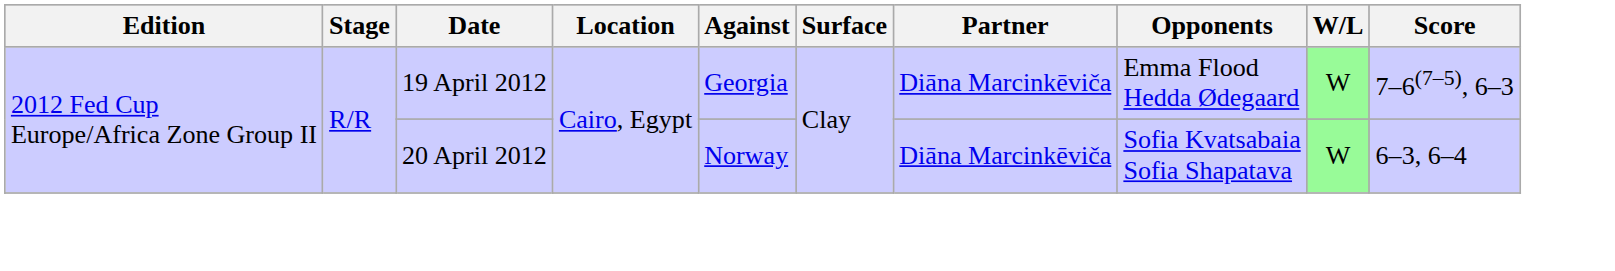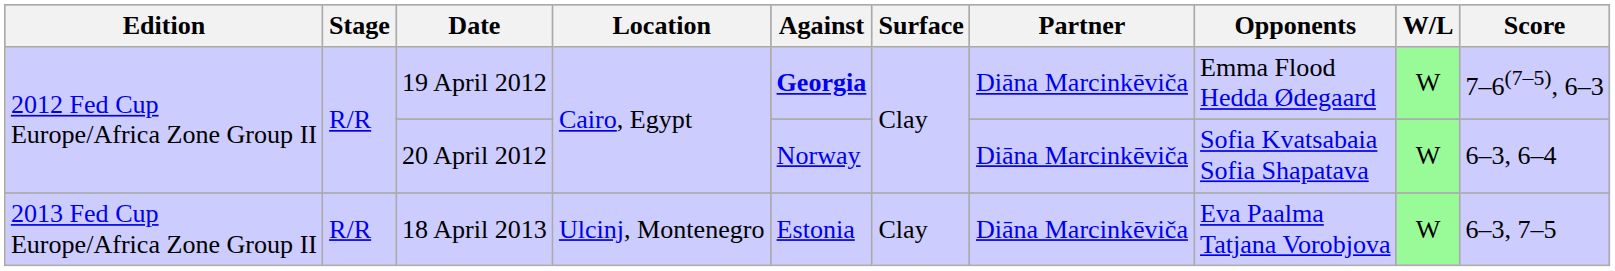(746, 82) normal -> (821, 82) bold
+ row: (474, 227)
